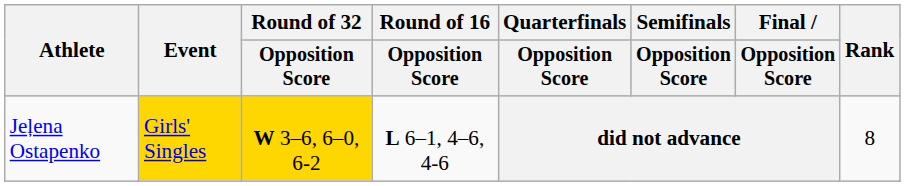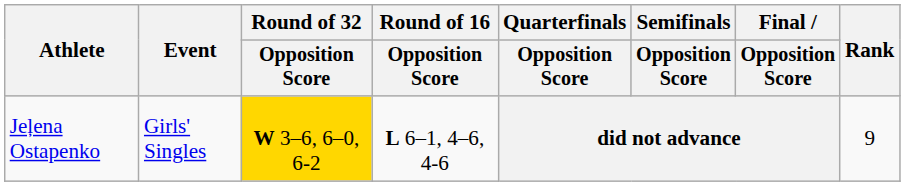(175, 138) gold background -> (175, 138) no background
(870, 138) 8 -> (870, 138) 9
